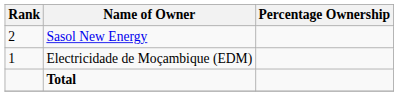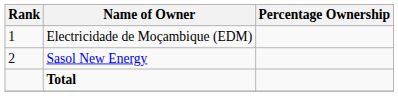rows swapped: (149, 58) <-> (97, 36)
